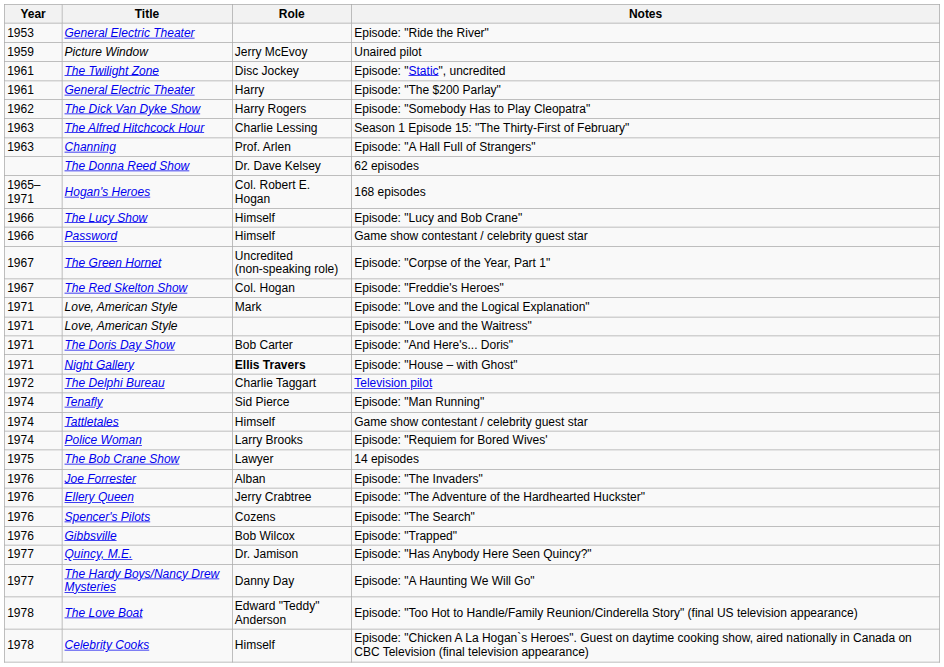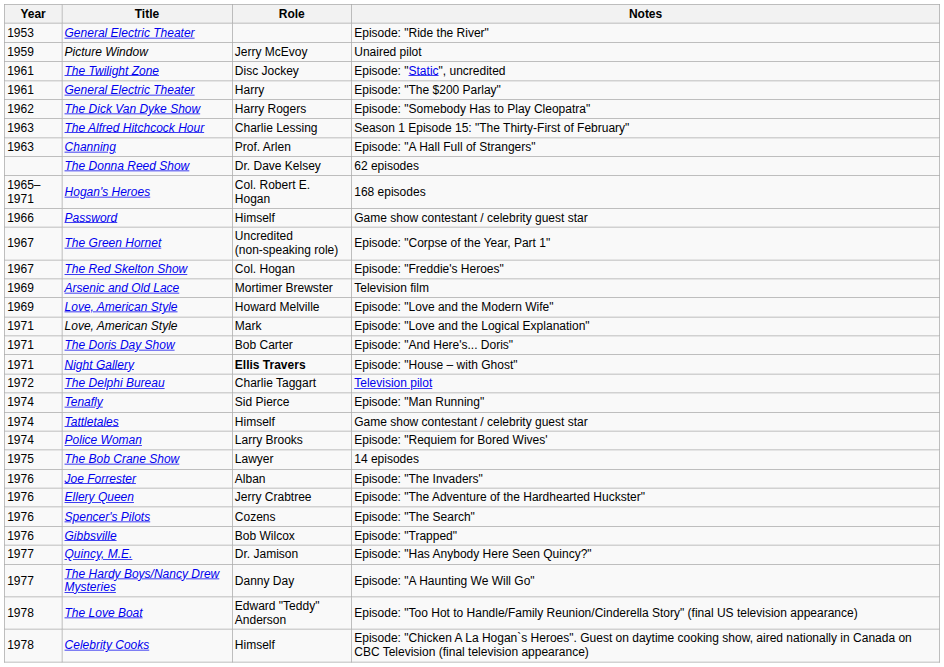- row: (106, 217)
+ row: (122, 288)
+ row: (121, 307)
- row: (121, 326)
